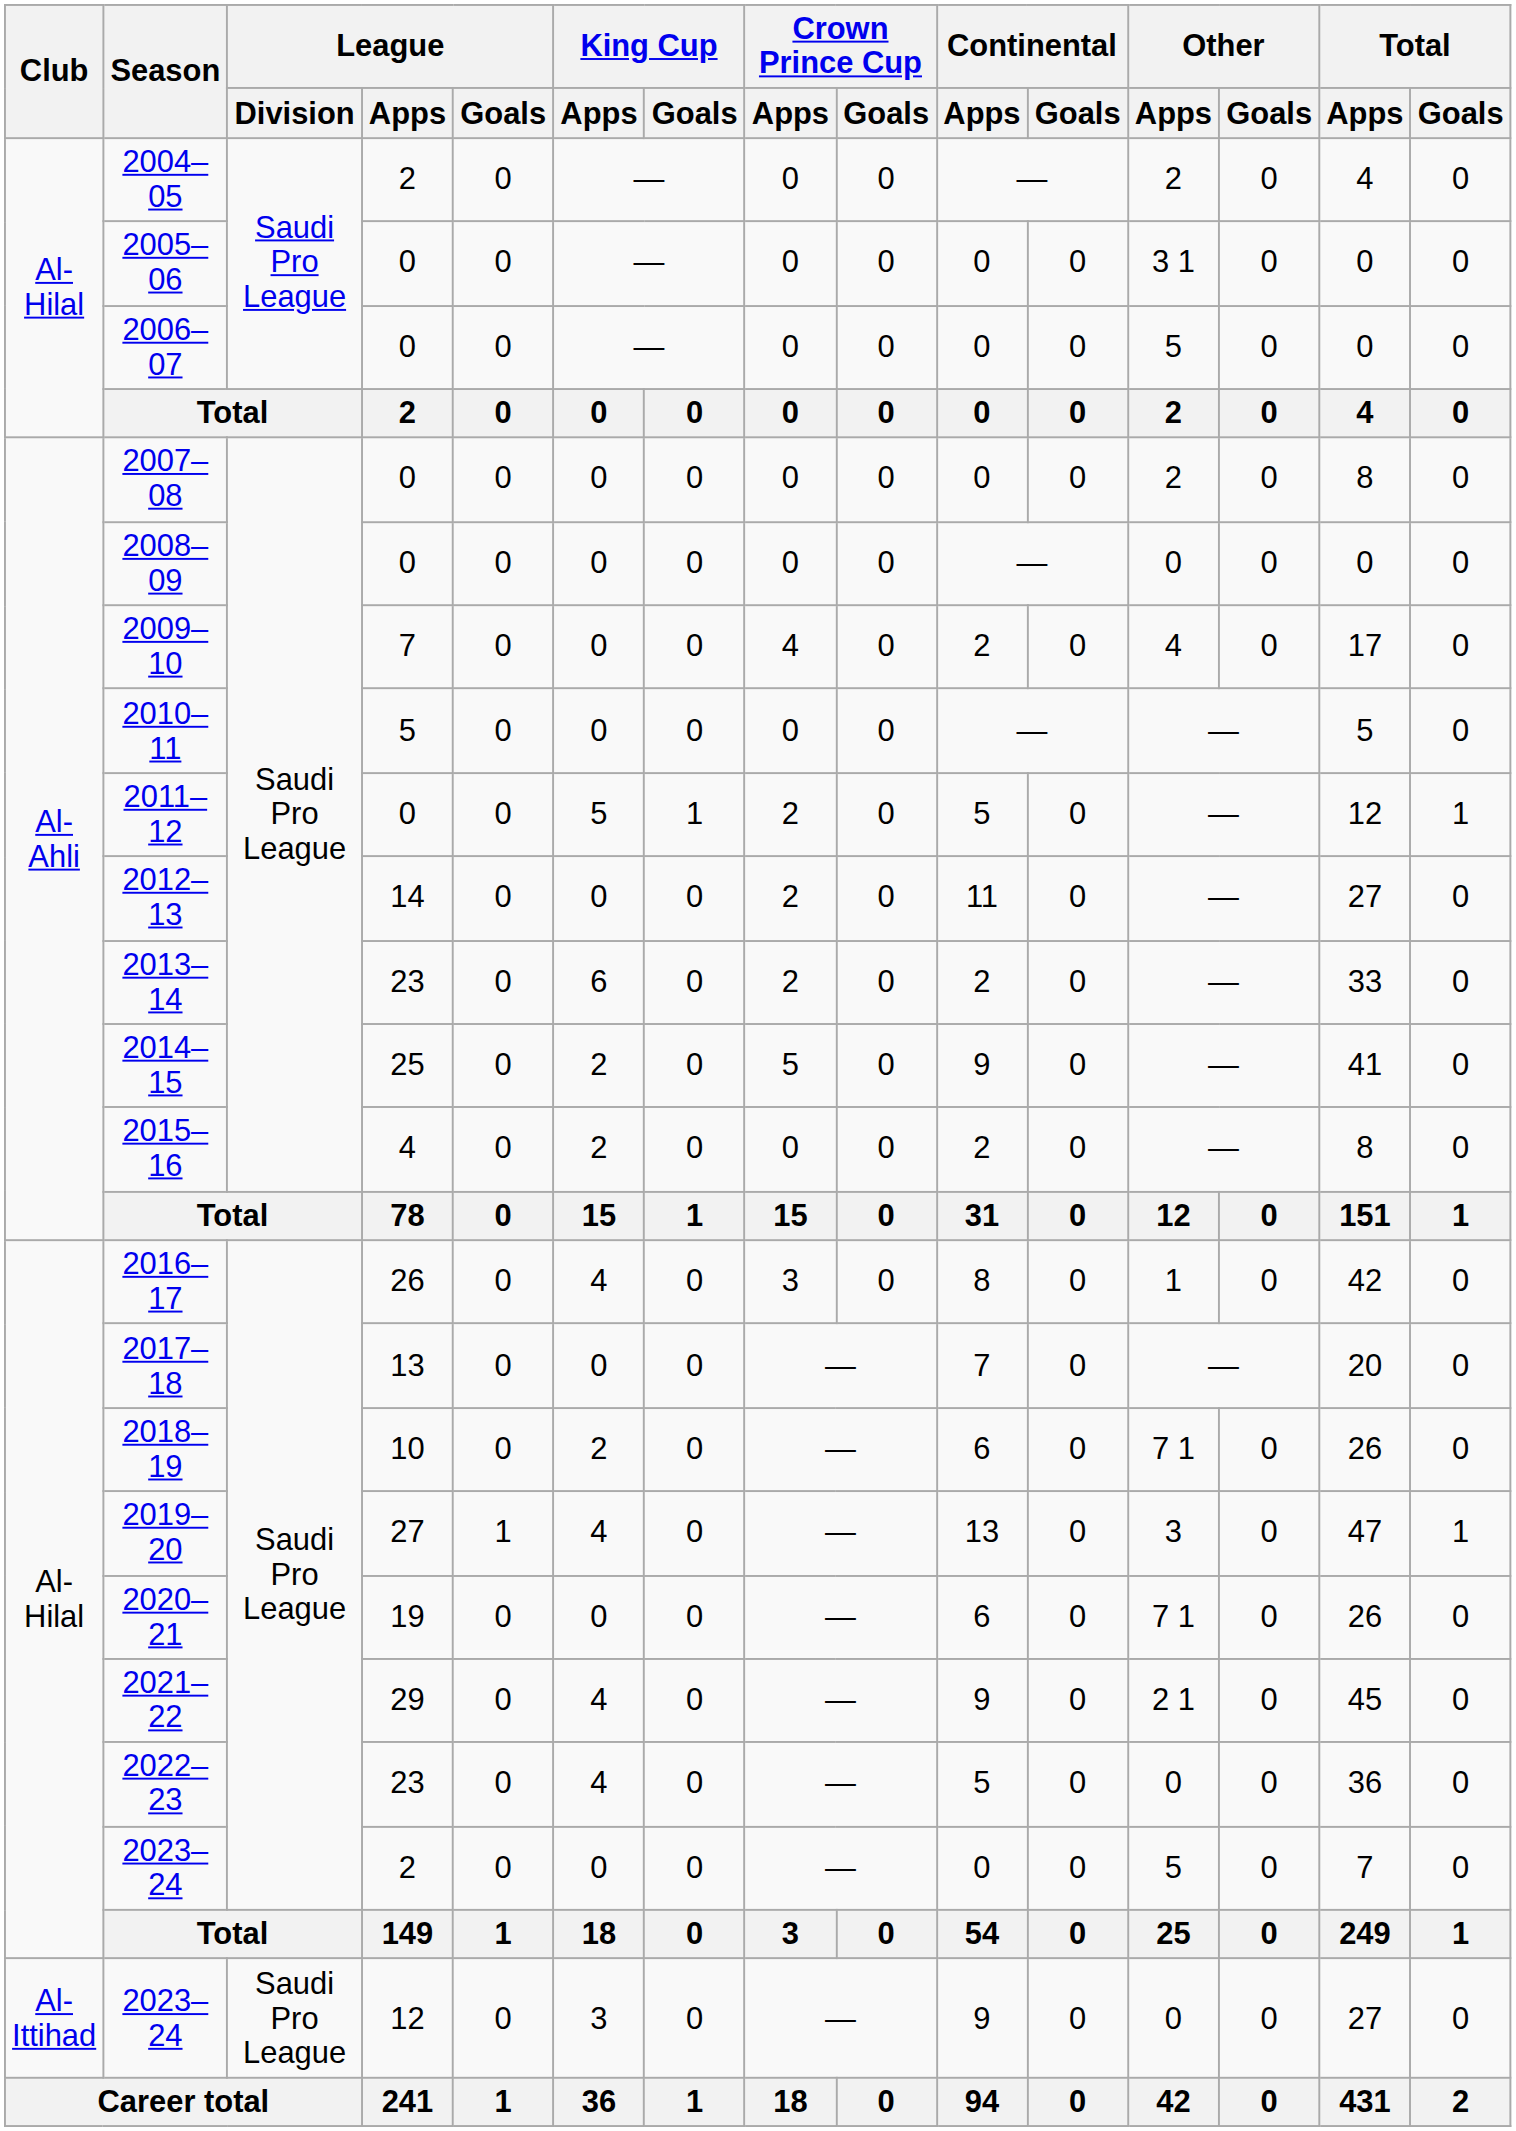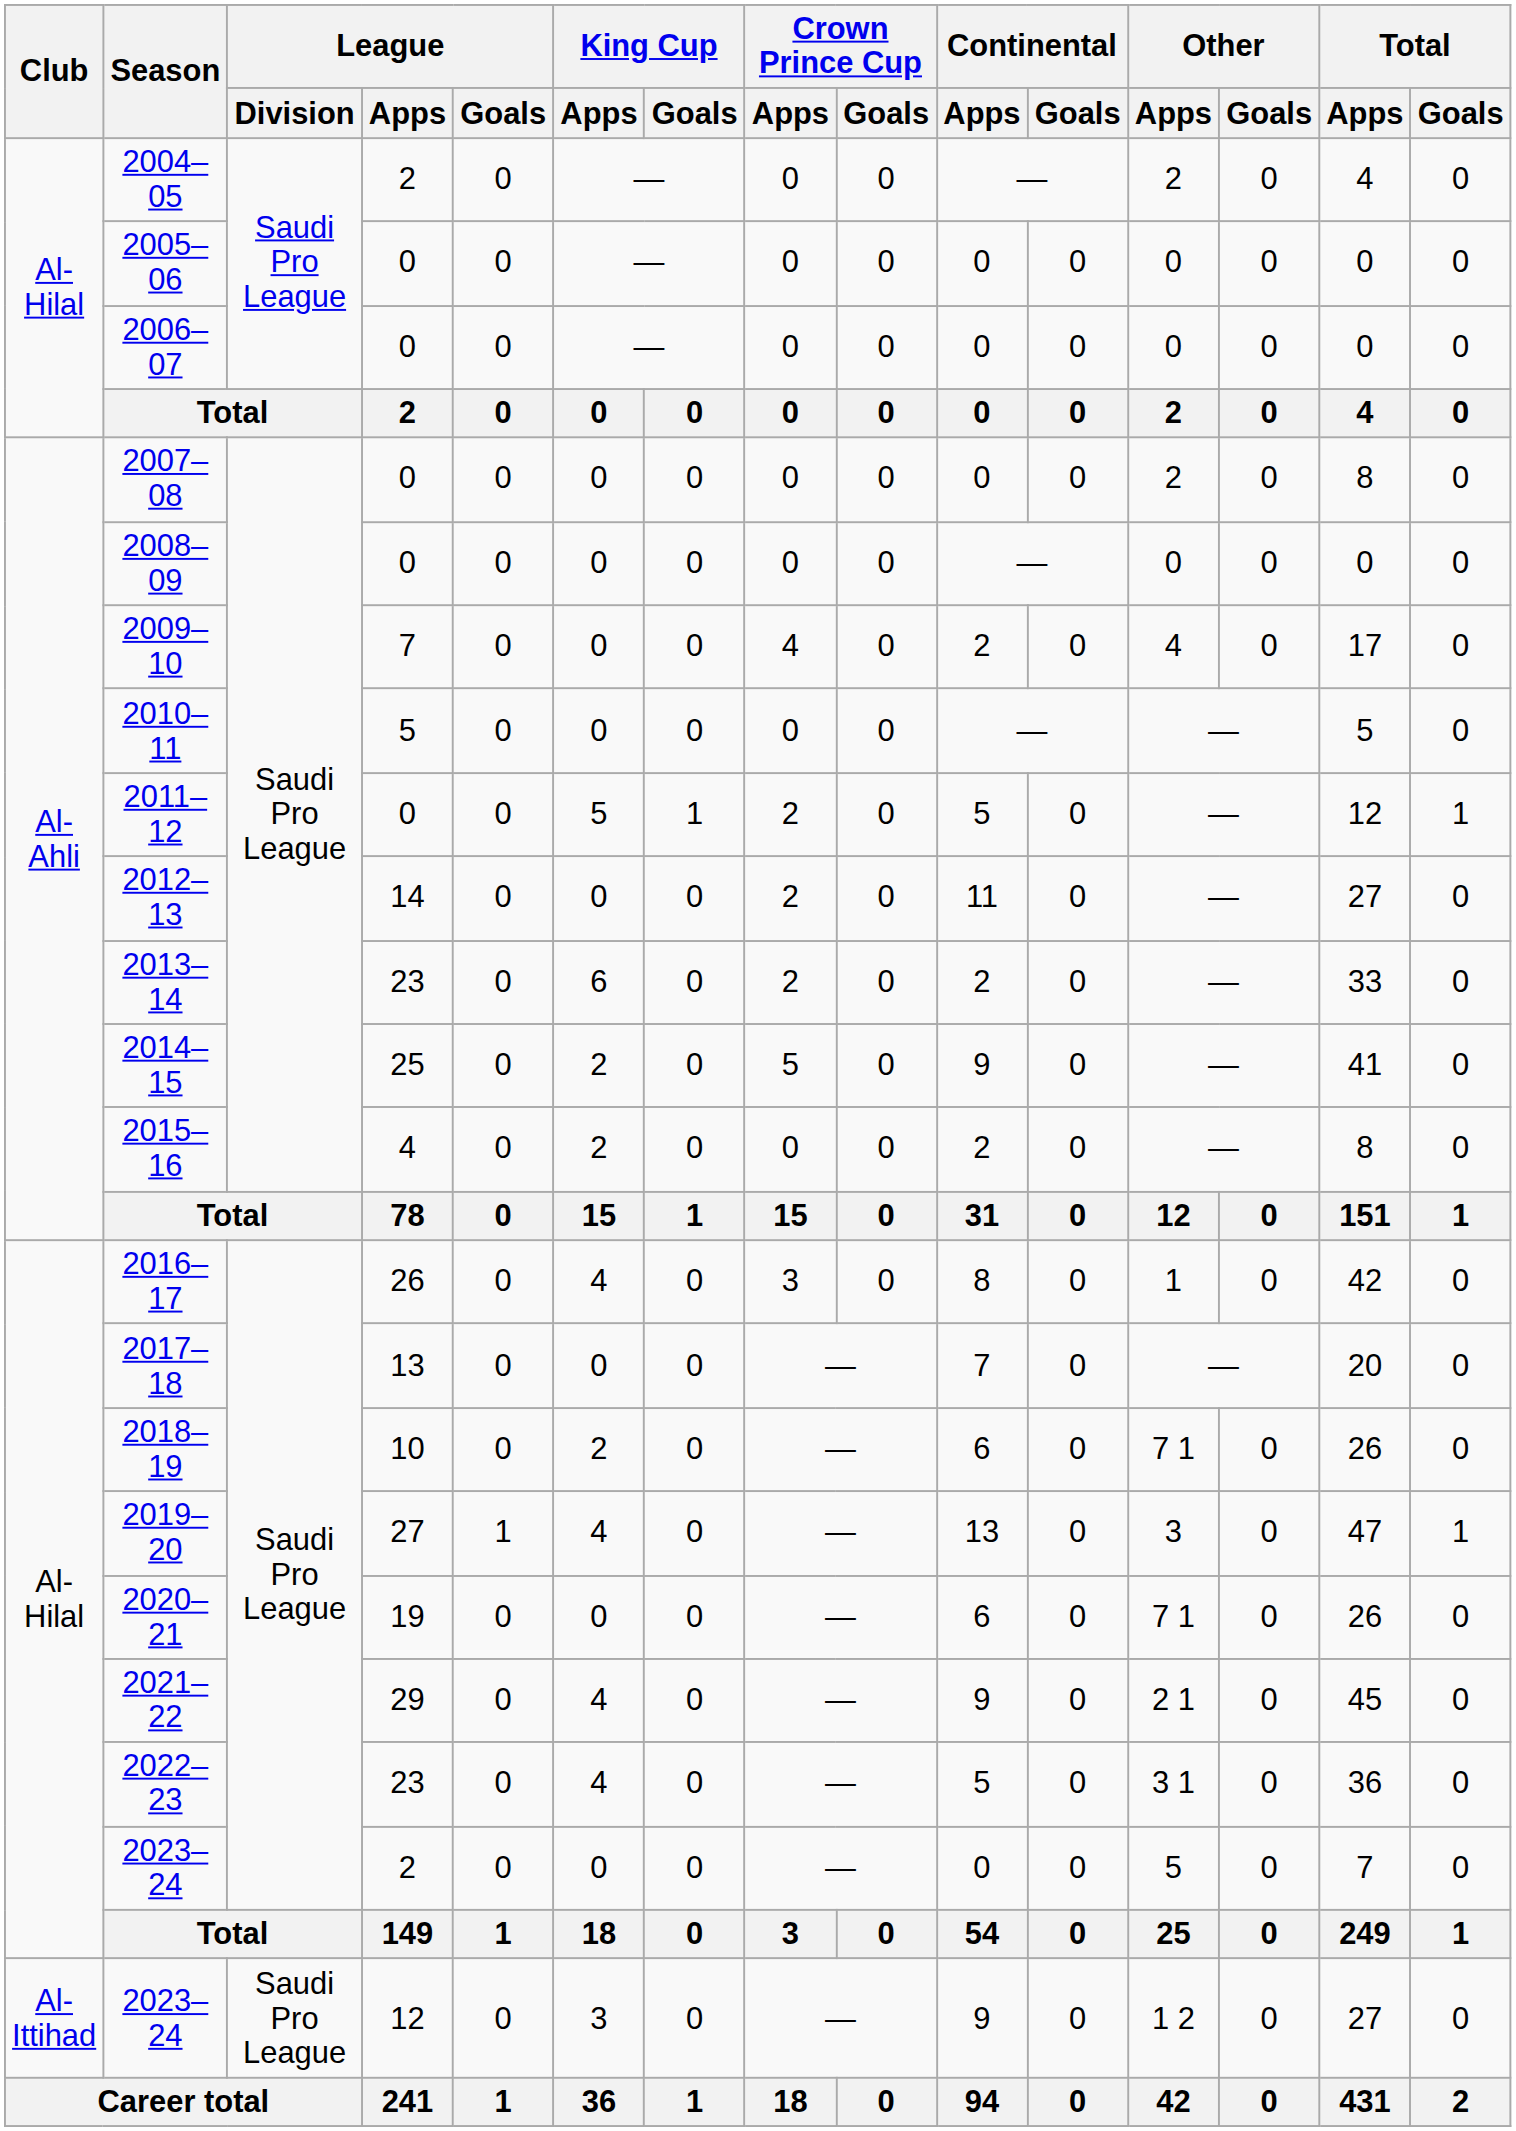(1173, 262) 3 1 -> (1173, 262) 0
(1173, 346) 5 -> (1173, 346) 0
(1173, 1783) 0 -> (1173, 1783) 3 1
(1173, 2017) 0 -> (1173, 2017) 1 2
